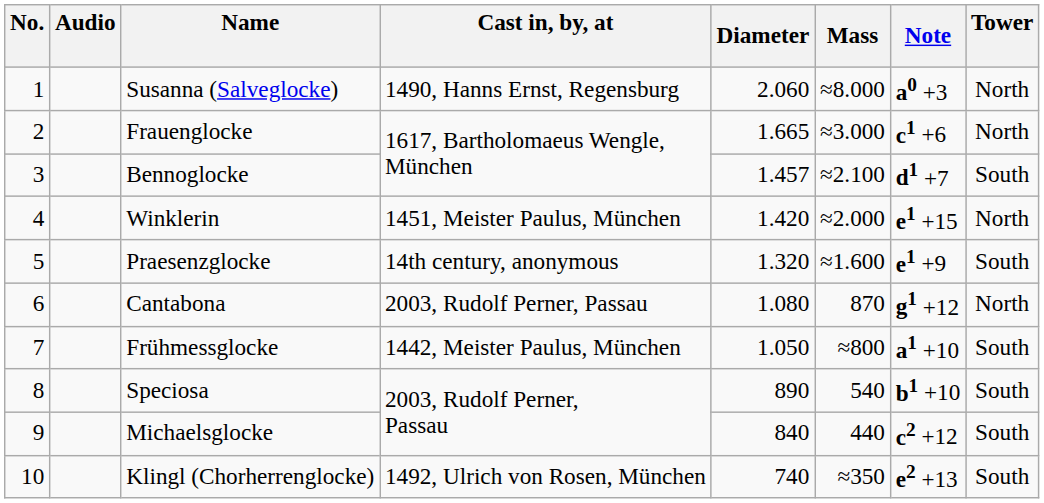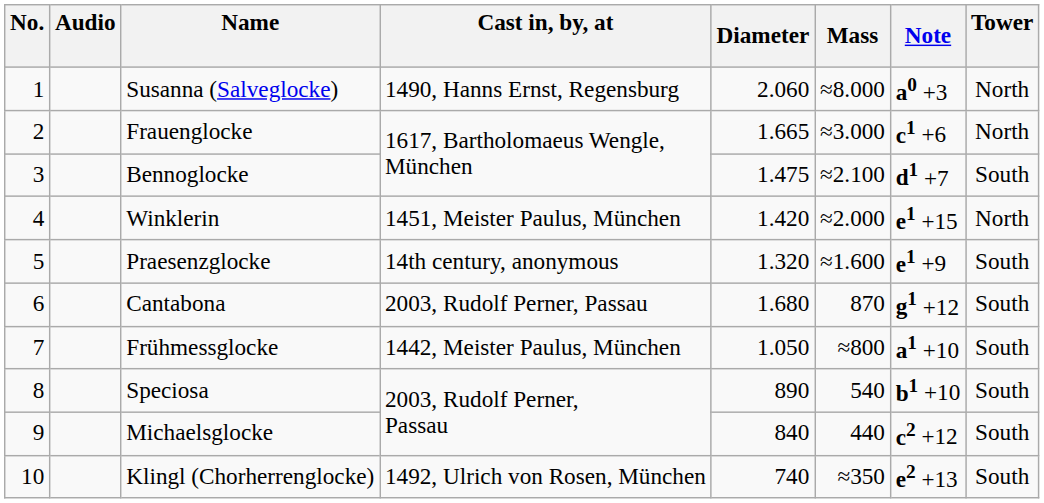(783, 175) 1.457 -> (783, 175) 1.475
(783, 304) 1.080 -> (783, 304) 1.680
(1002, 304) North -> (1002, 304) South
